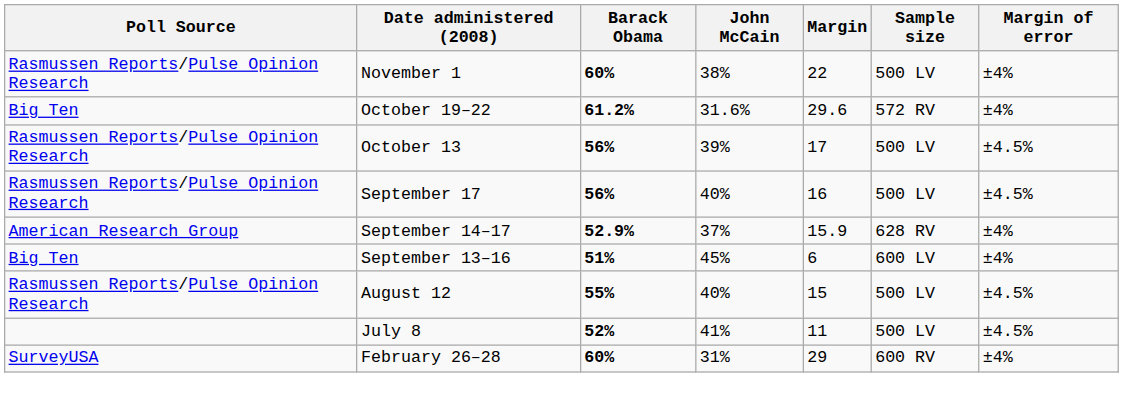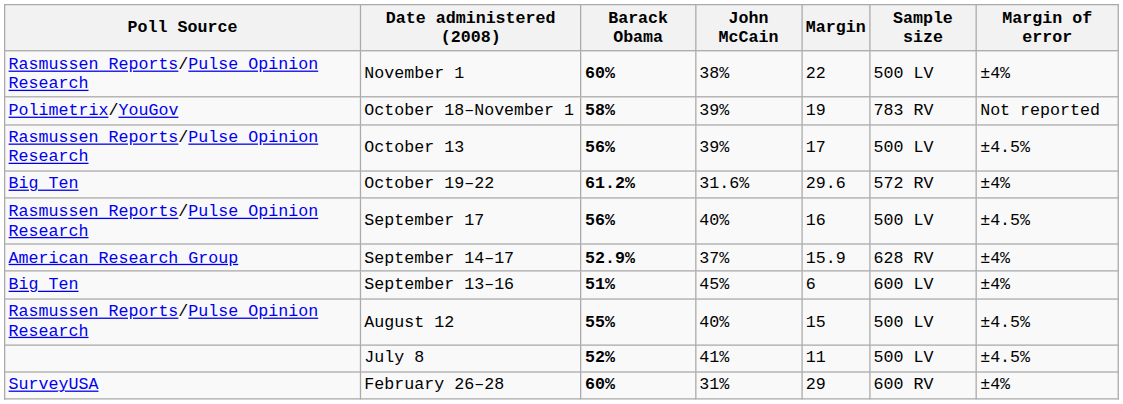+ row: (469, 111)
rows swapped: (426, 111) <-> (411, 148)
